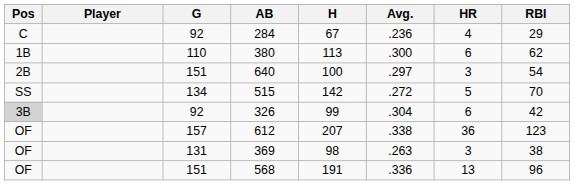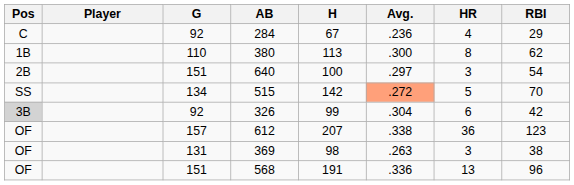(468, 53) 6 -> (468, 53) 8
(400, 92) no background -> (400, 92) lightsalmon background
